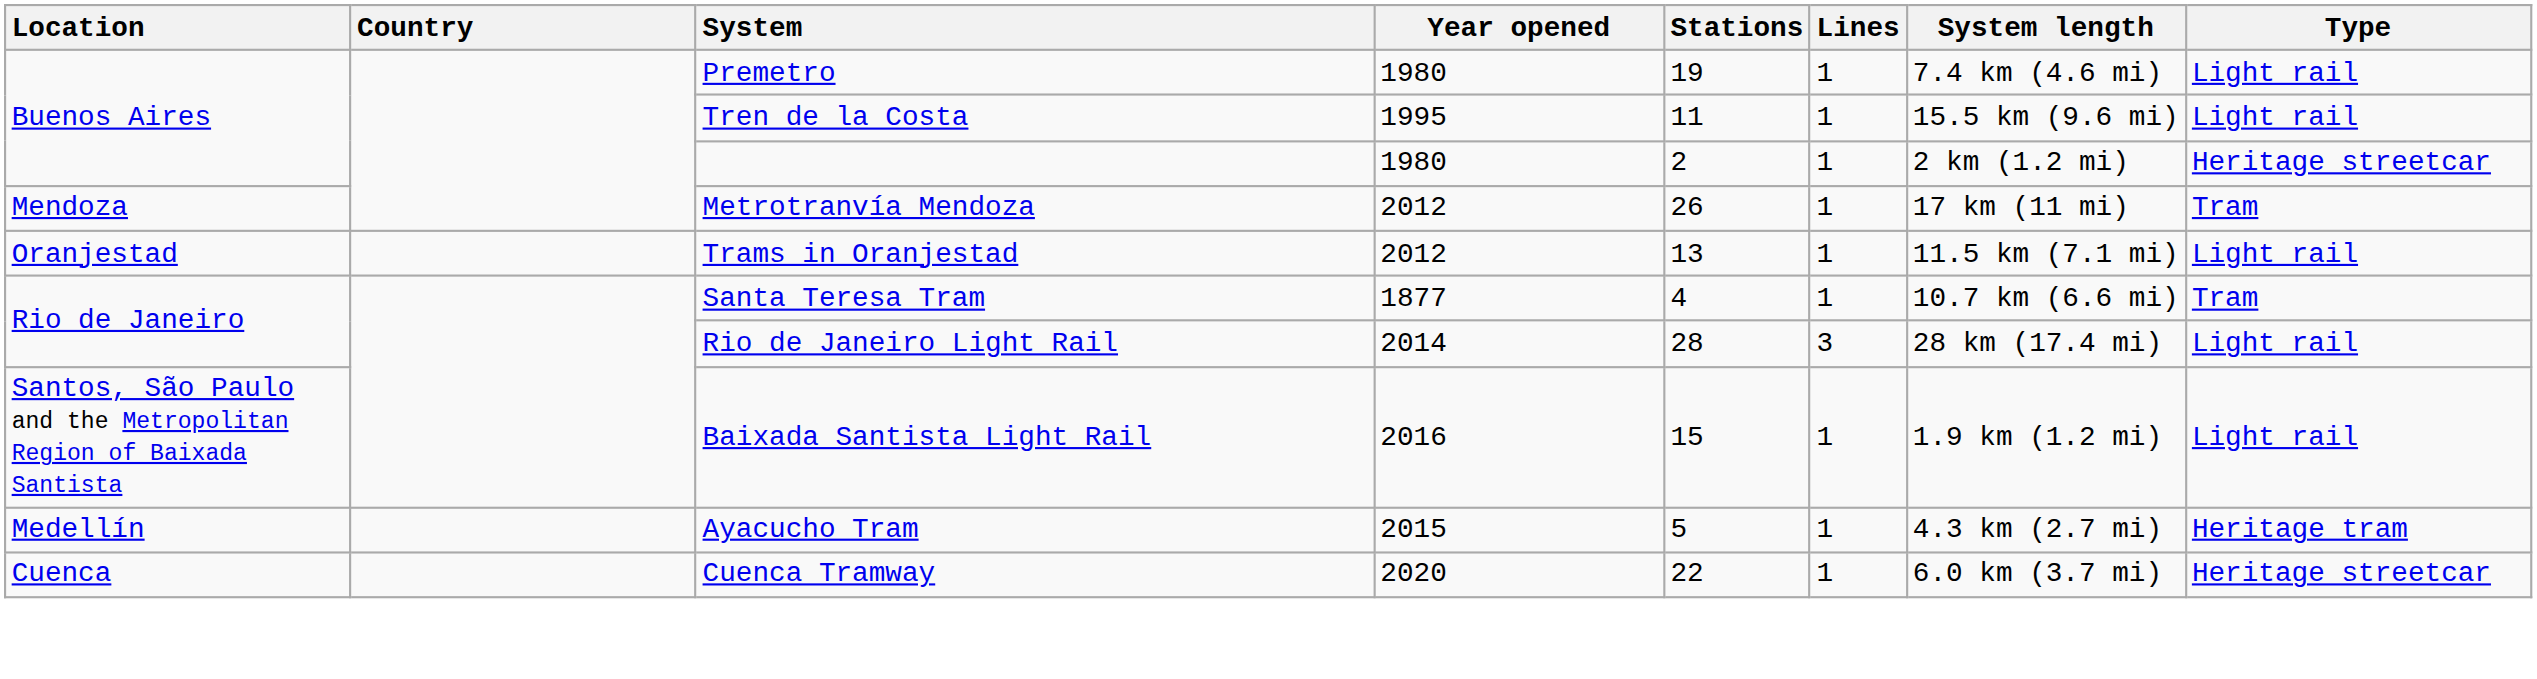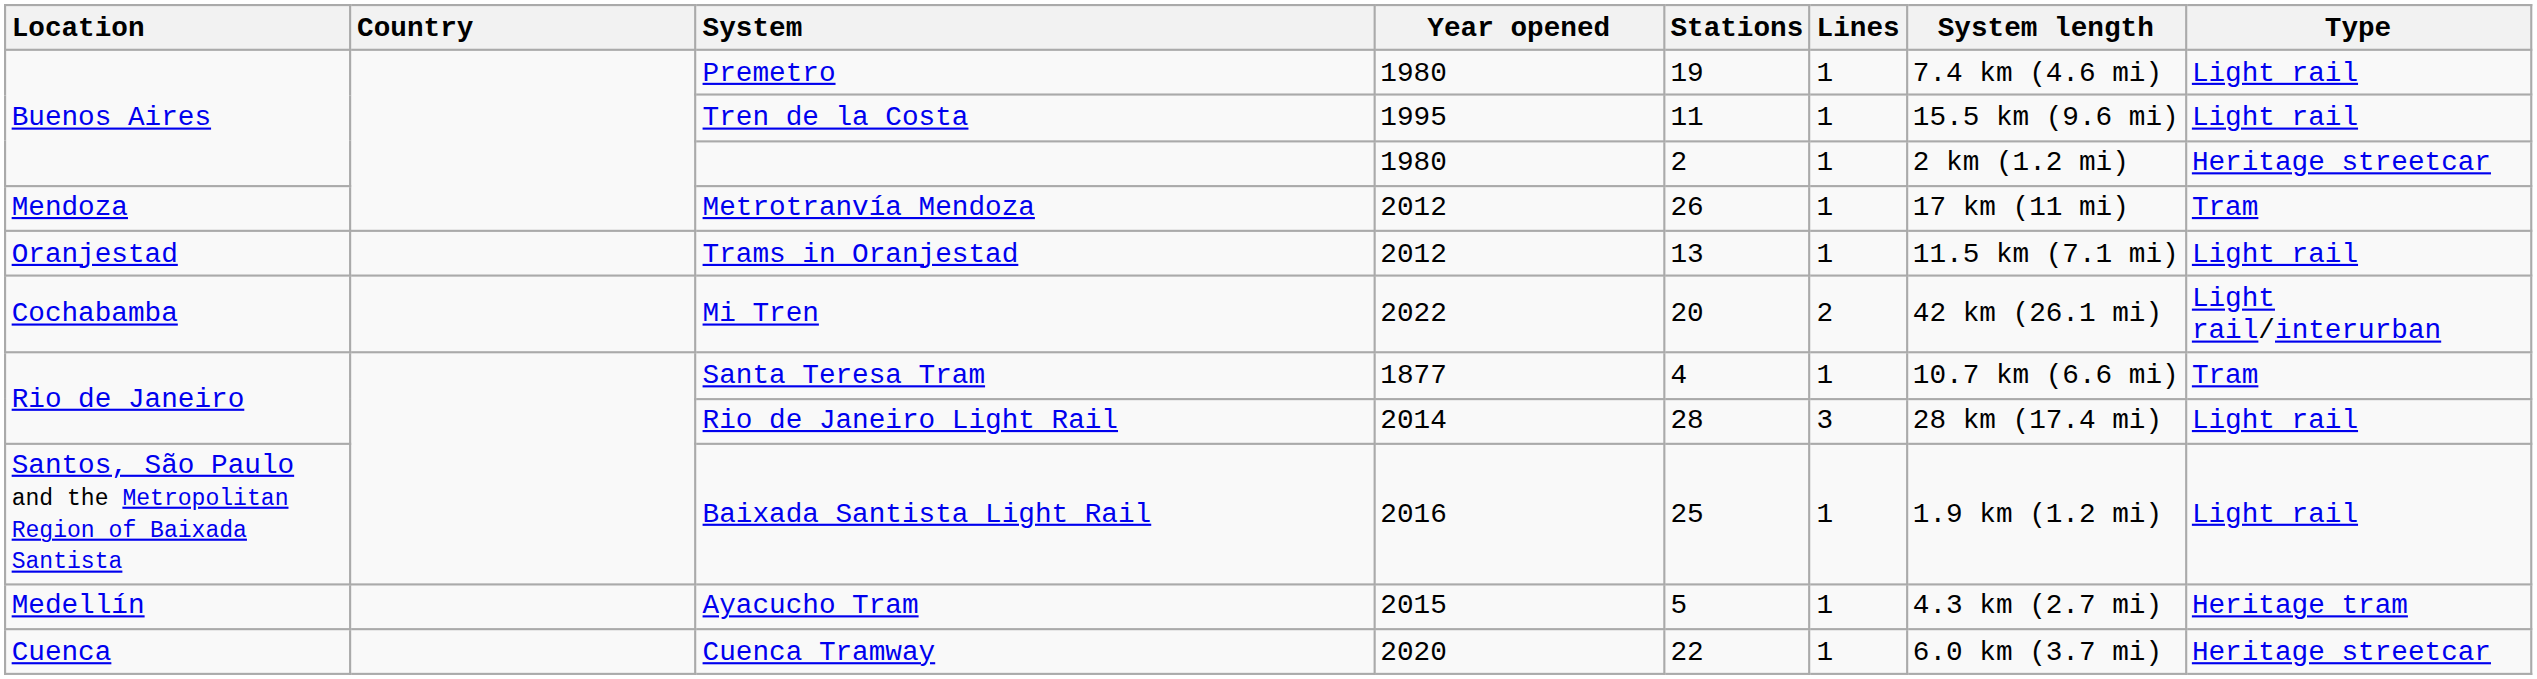+ row: (761, 314)
(1687, 437) 15 -> (1687, 514) 25
